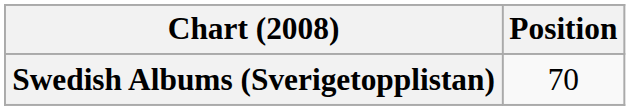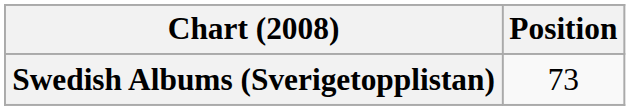(563, 79) 70 -> (563, 79) 73
